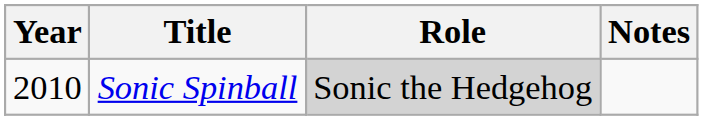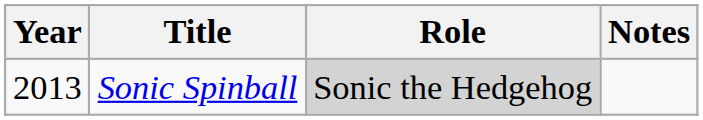(47, 86) 2010 -> (47, 86) 2013
